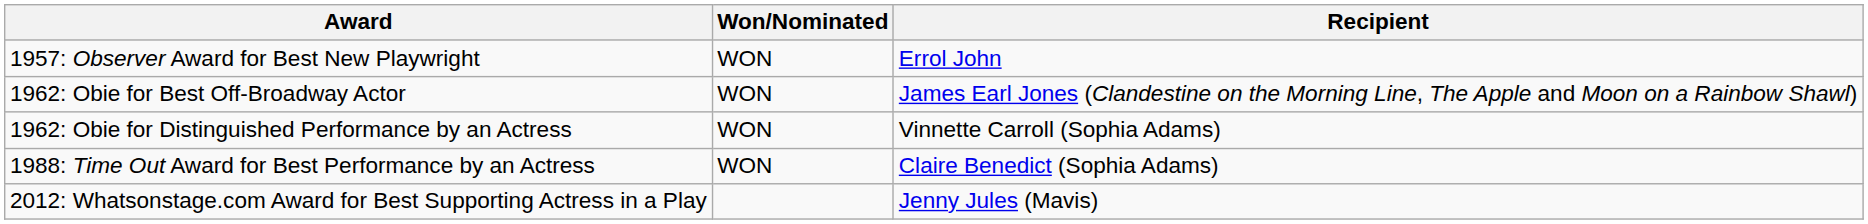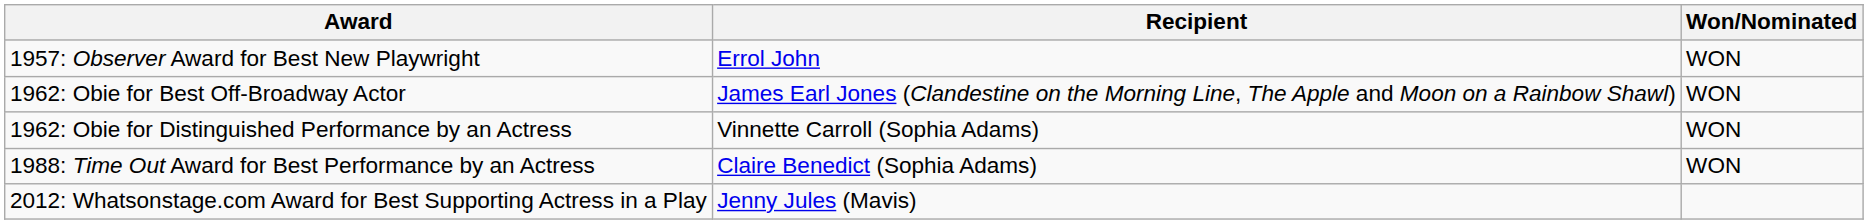columns swapped: (1378, 22) <-> (803, 22)
